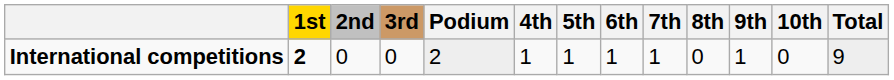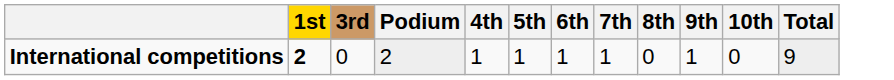- column: (355, 21)
